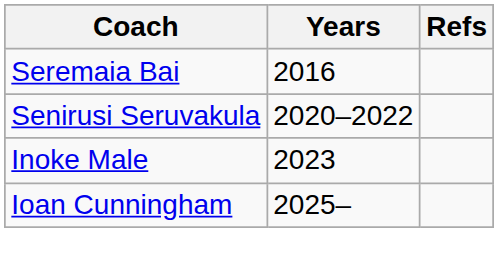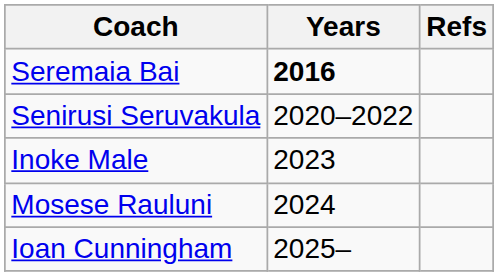(304, 71) normal -> (304, 71) bold
+ row: (112, 204)
